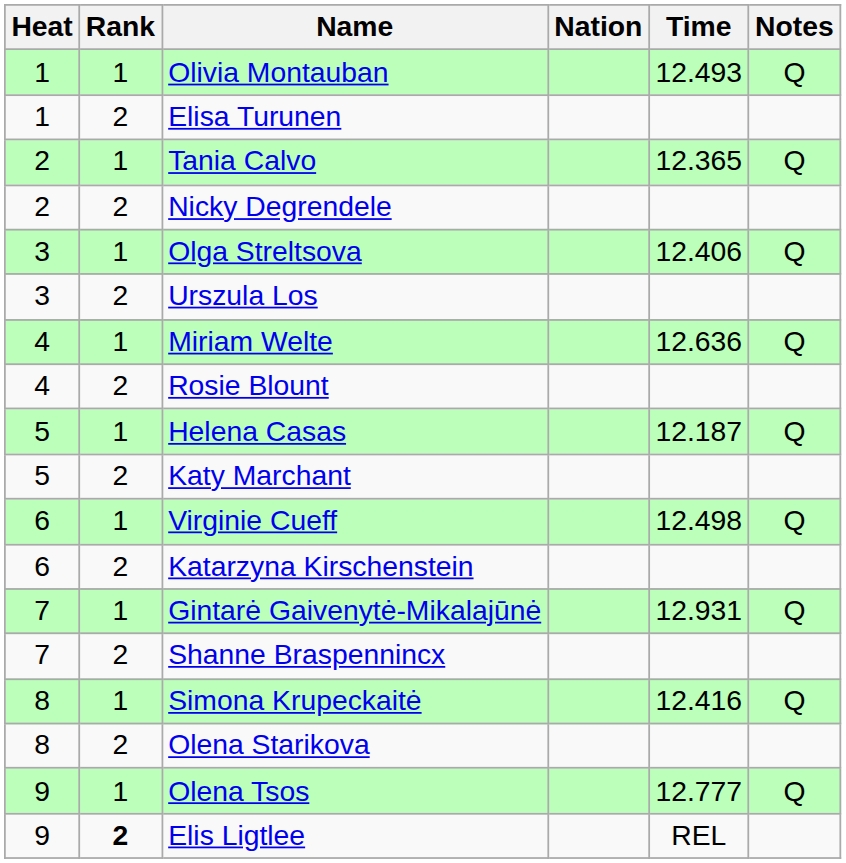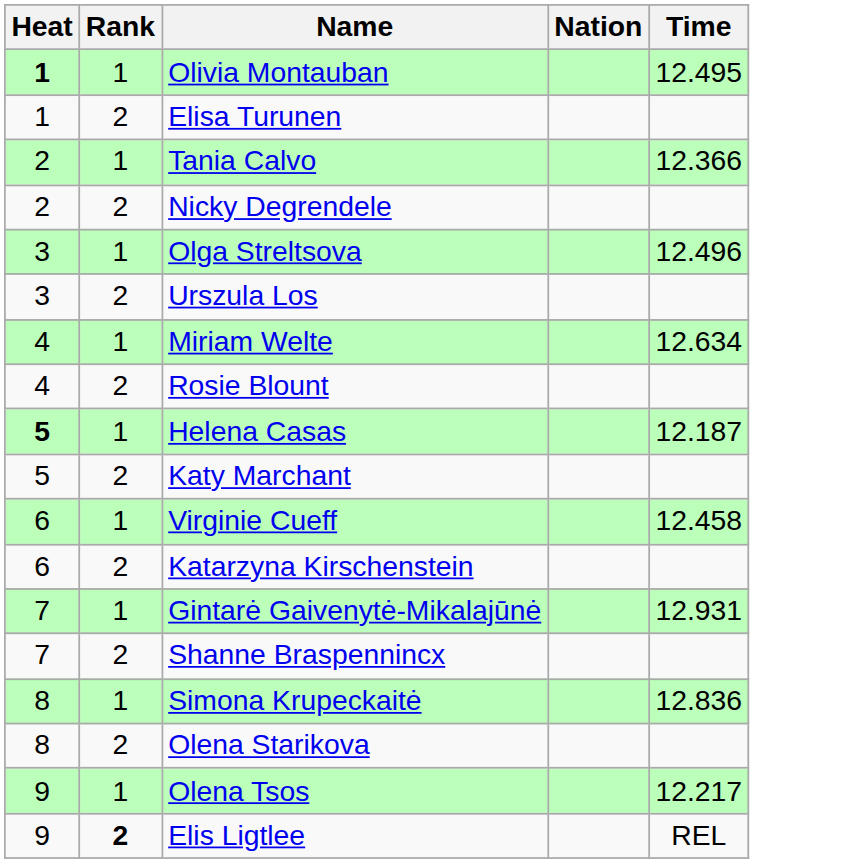- column: (794, 26)
(42, 71) normal -> (42, 71) bold
(699, 71) 12.493 -> (699, 71) 12.495
(699, 161) 12.365 -> (699, 161) 12.366
(699, 251) 12.406 -> (699, 251) 12.496
(699, 341) 12.636 -> (699, 341) 12.634
(42, 431) normal -> (42, 431) bold
(699, 521) 12.498 -> (699, 521) 12.458
(699, 700) 12.416 -> (699, 700) 12.836
(699, 790) 12.777 -> (699, 790) 12.217
